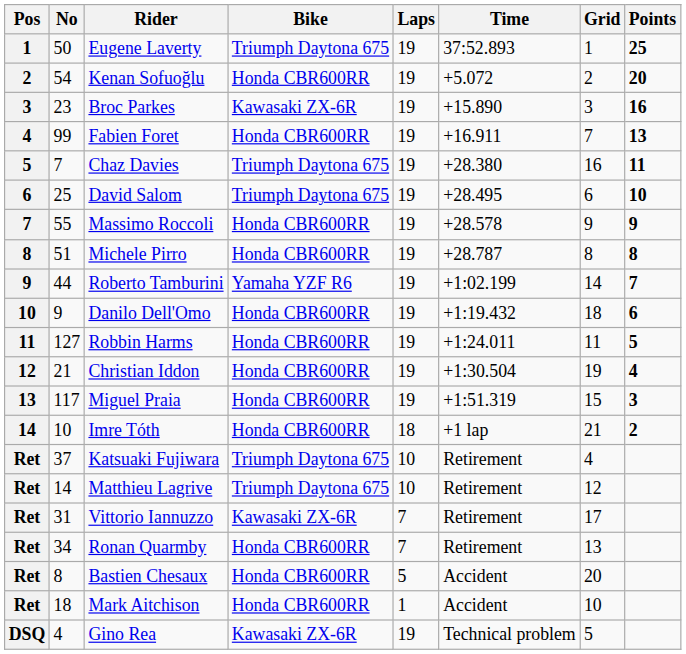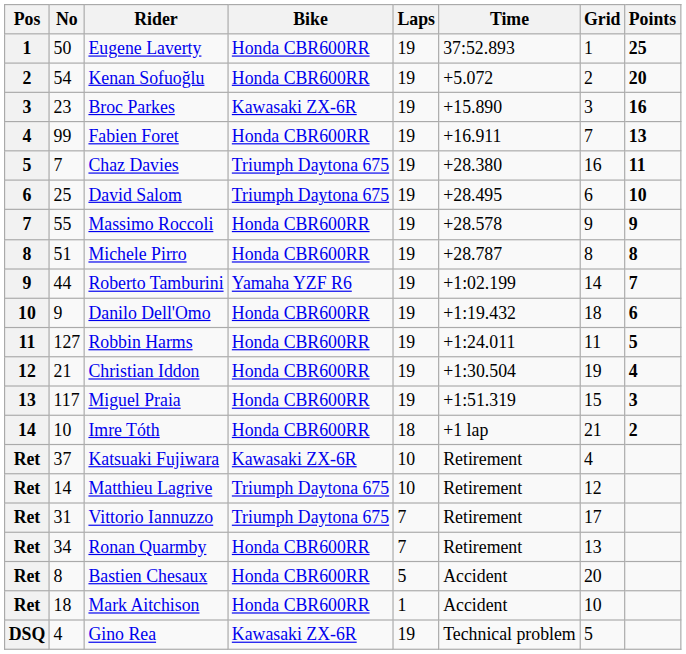(310, 48) Triumph Daytona 675 -> (301, 48) Honda CBR600RR
(310, 459) Triumph Daytona 675 -> (294, 459) Kawasaki ZX-6R
(294, 517) Kawasaki ZX-6R -> (310, 517) Triumph Daytona 675
